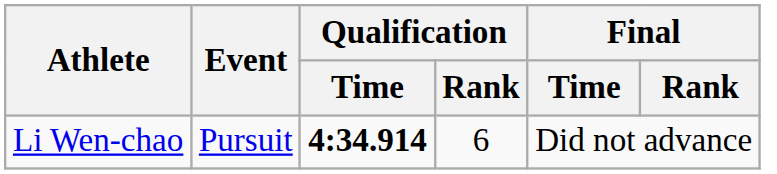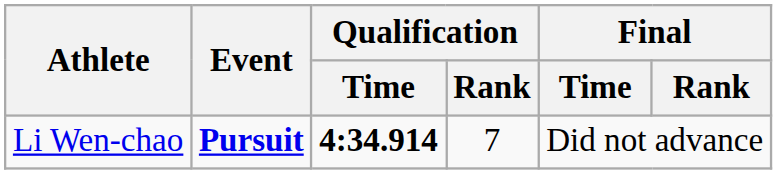(246, 141) normal -> (251, 141) bold
(481, 141) 6 -> (492, 141) 7
